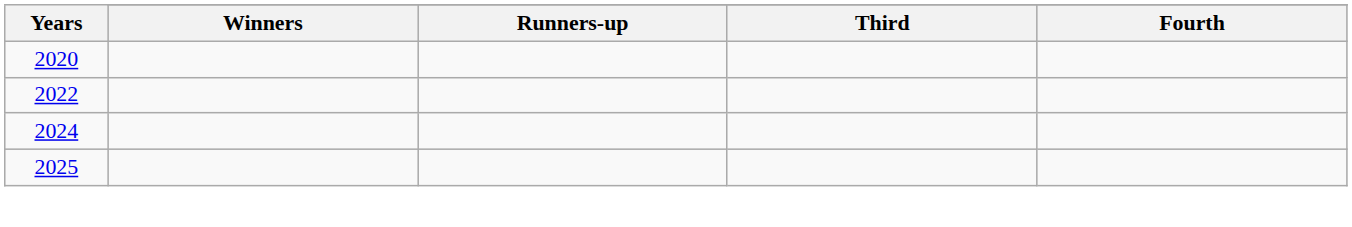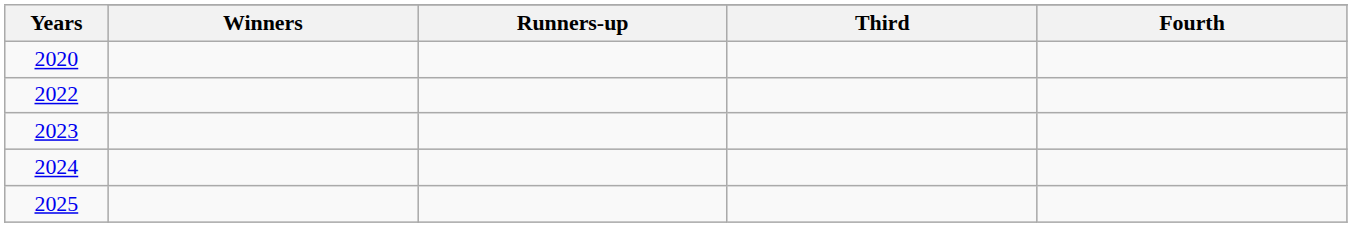+ row: (56, 131)
